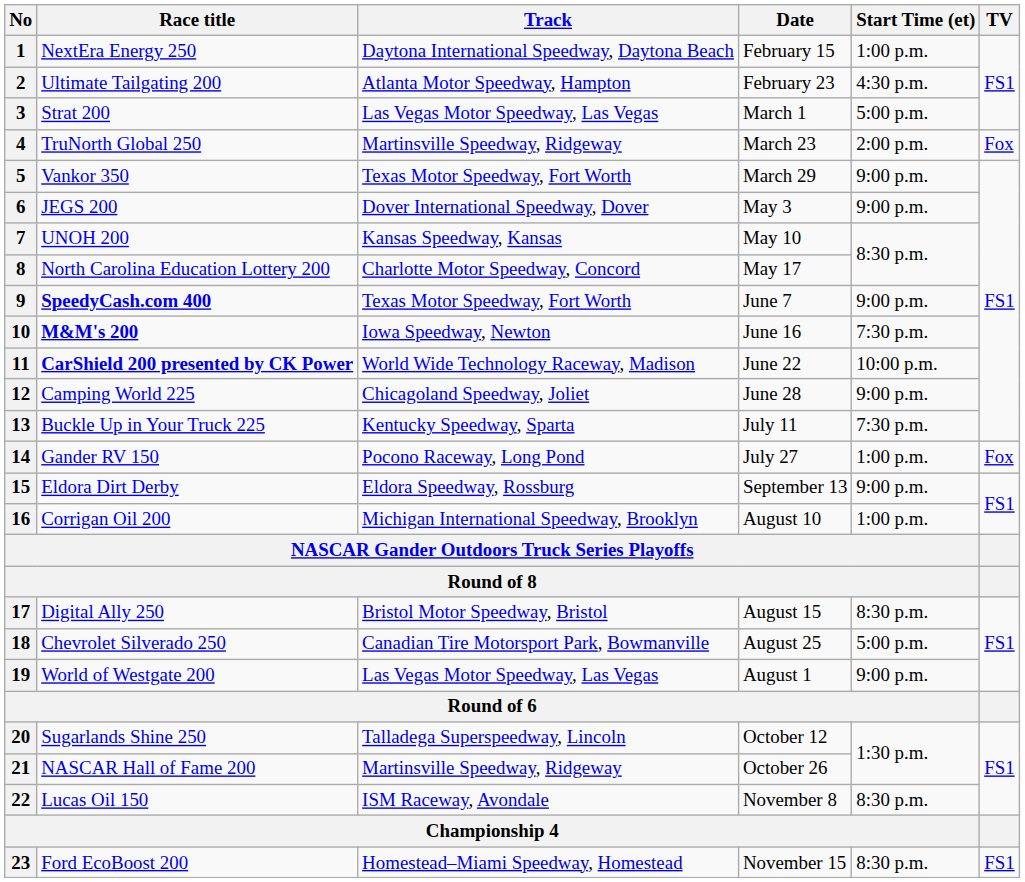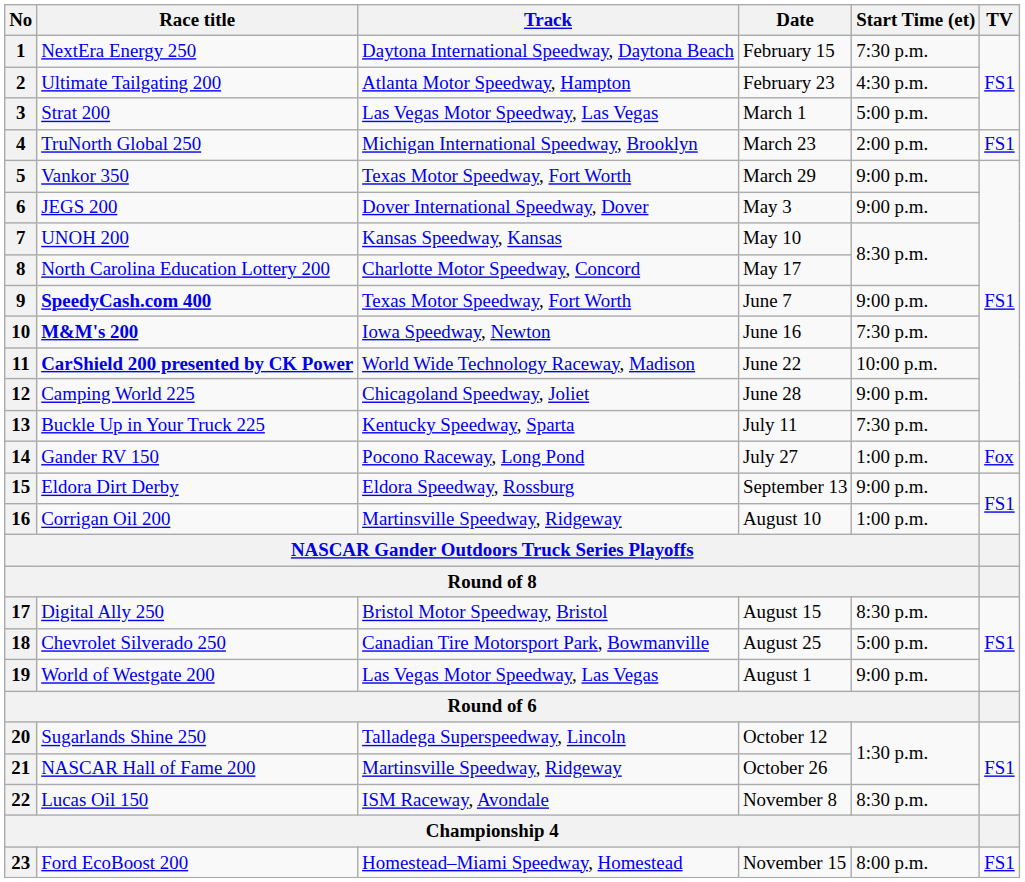(892, 50) 1:00 p.m. -> (892, 50) 7:30 p.m.
(492, 144) Martinsville Speedway, Ridgeway -> (530, 144) Michigan International Speedway, Brooklyn
(999, 144) Fox -> (999, 144) FS1
(530, 518) Michigan International Speedway, Brooklyn -> (492, 518) Martinsville Speedway, Ridgeway
(892, 861) 8:30 p.m. -> (892, 861) 8:00 p.m.
